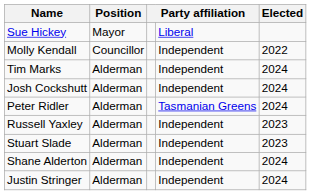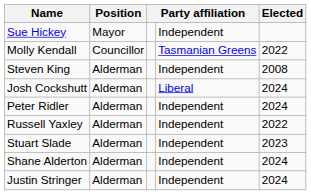(176, 32) Liberal -> (191, 32) Independent
(191, 50) Independent -> (207, 50) Tasmanian Greens
- row: (34, 69)
+ row: (39, 69)
(191, 87) Independent -> (176, 87) Liberal
(207, 106) Tasmanian Greens -> (191, 106) Independent
(275, 124) 2023 -> (275, 124) 2022
